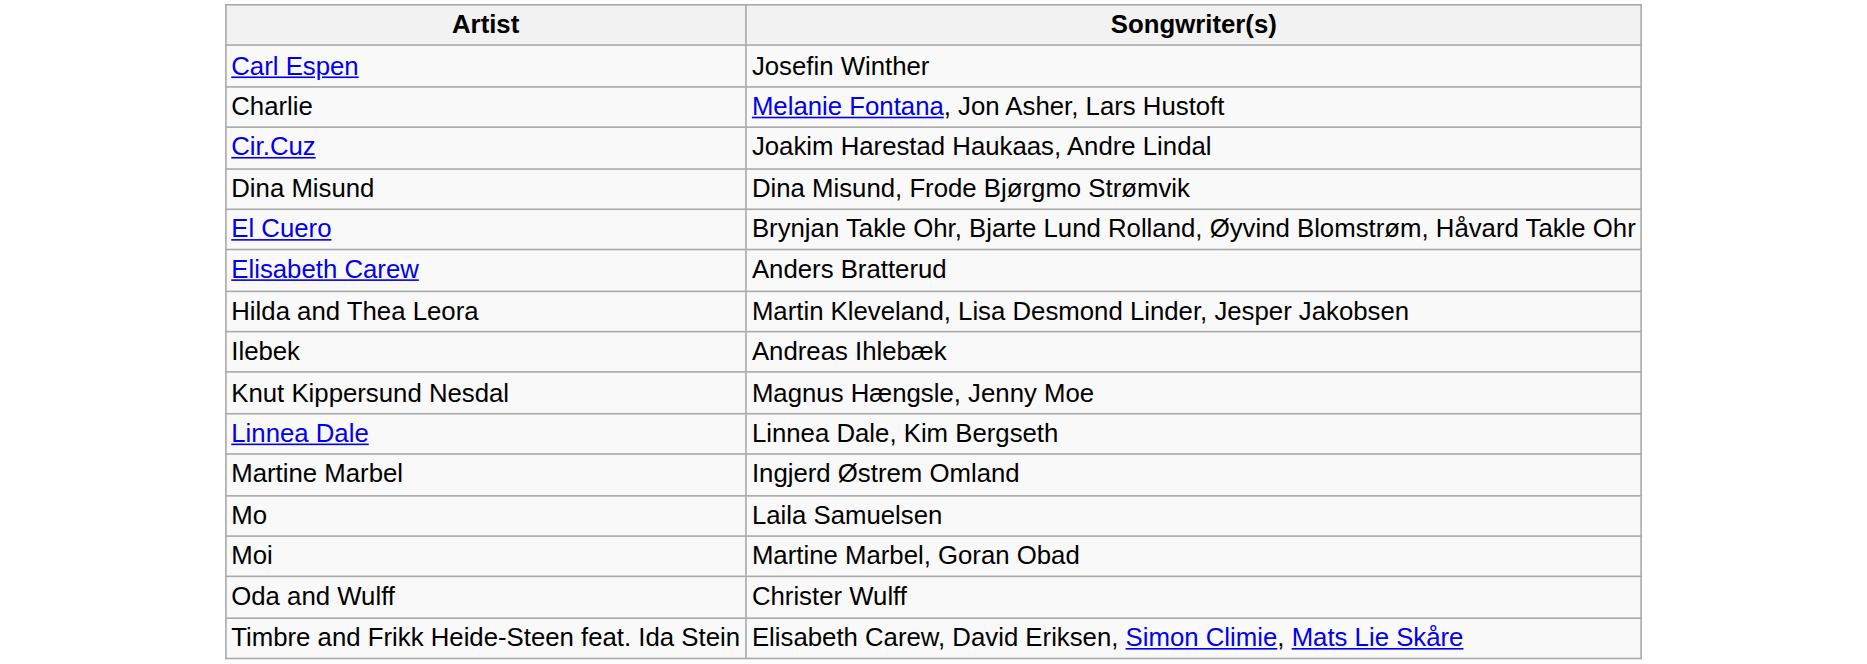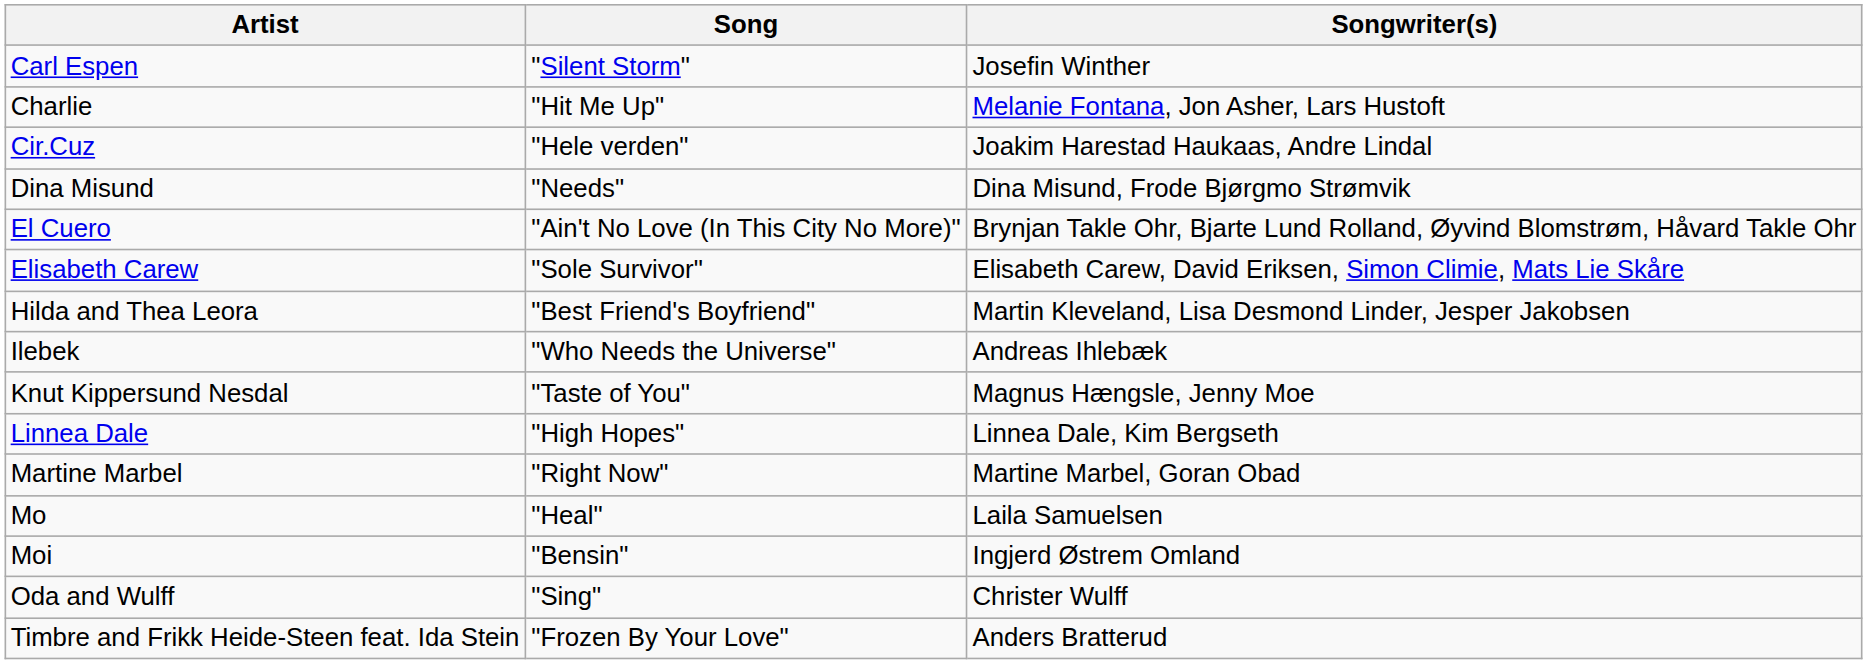+ column: (746, 24)
(849, 270) Anders Bratterud -> (1328, 270) Elisabeth Carew, David Eriksen, Simon Climie, Mats Lie Skåre
(886, 474) Ingjerd Østrem Omland -> (1136, 474) Martine Marbel, Goran Obad
(916, 556) Martine Marbel, Goran Obad -> (1106, 556) Ingjerd Østrem Omland
(1108, 637) Elisabeth Carew, David Eriksen, Simon Climie, Mats Lie Skåre -> (1070, 637) Anders Bratterud
